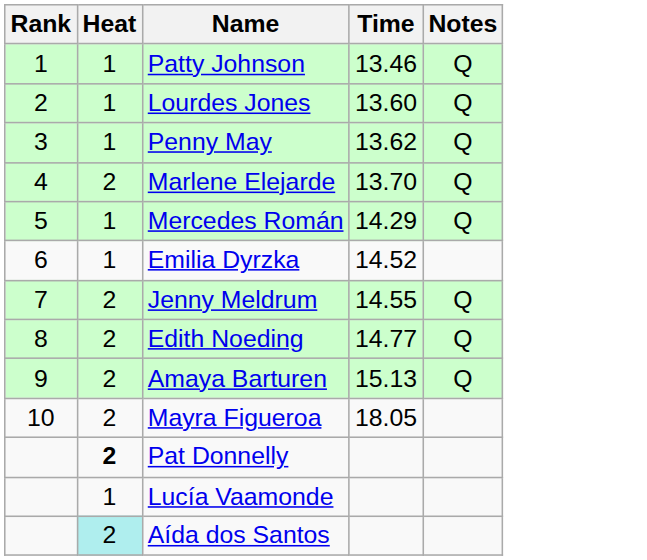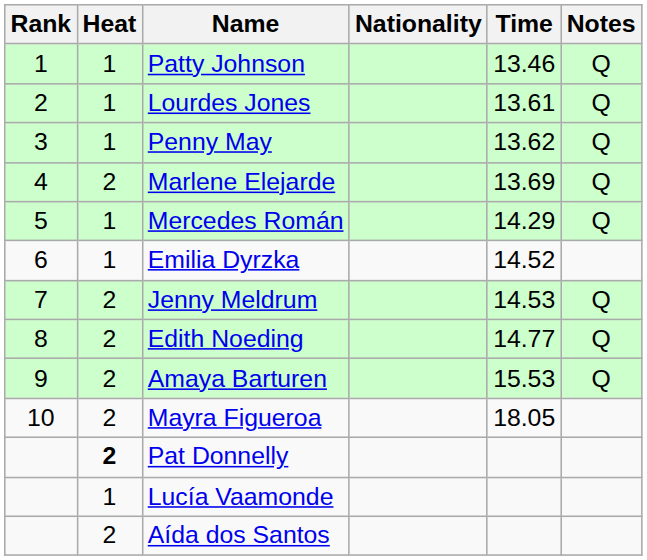+ column: (418, 24)
(386, 102) 13.60 -> (524, 102) 13.61
(386, 181) 13.70 -> (524, 181) 13.69
(386, 299) 14.55 -> (524, 299) 14.53
(386, 378) 15.13 -> (524, 378) 15.53
(109, 535) paleturquoise background -> (109, 535) no background
